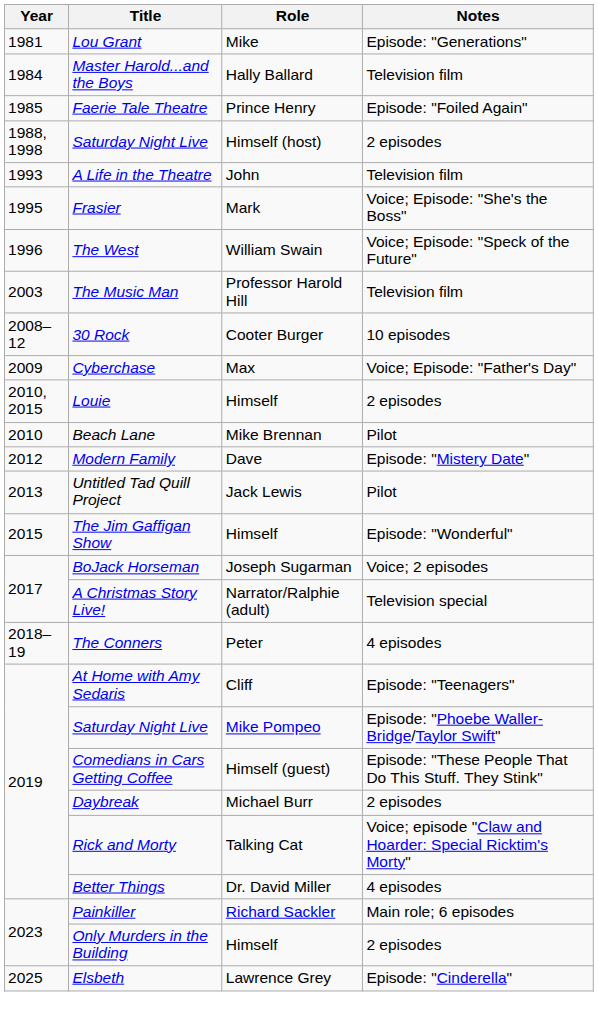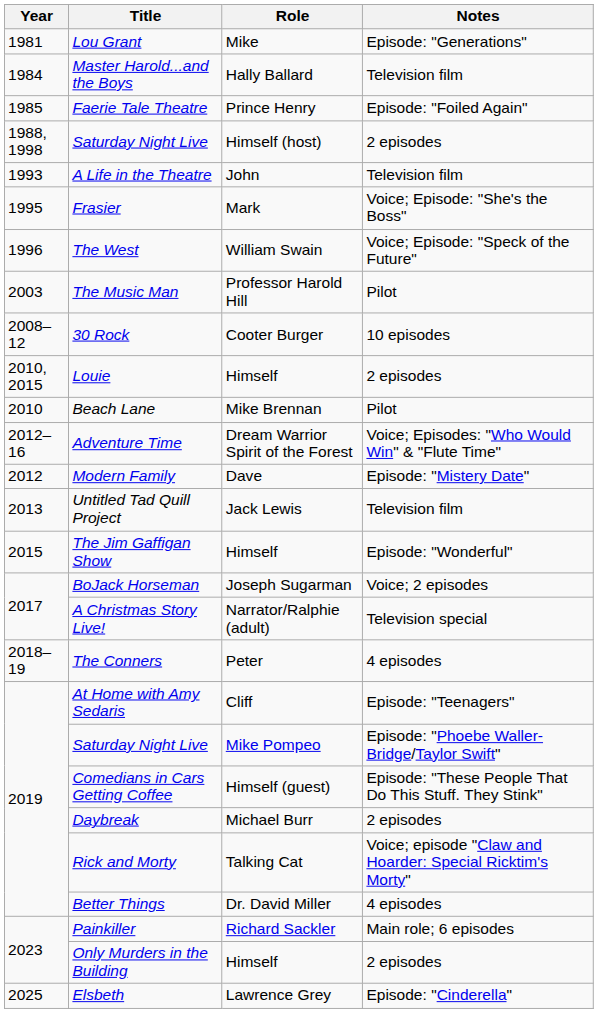(415, 292) Television film -> (382, 292) Pilot
- row: (114, 367)
+ row: (127, 443)
(382, 492) Pilot -> (415, 509) Television film
